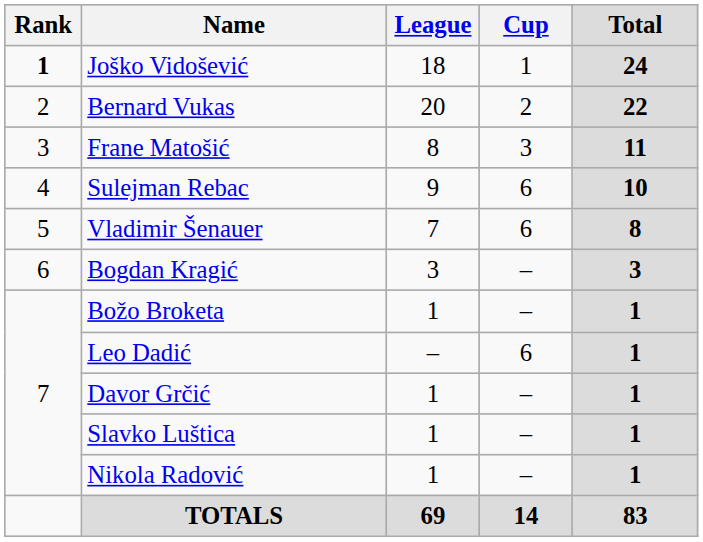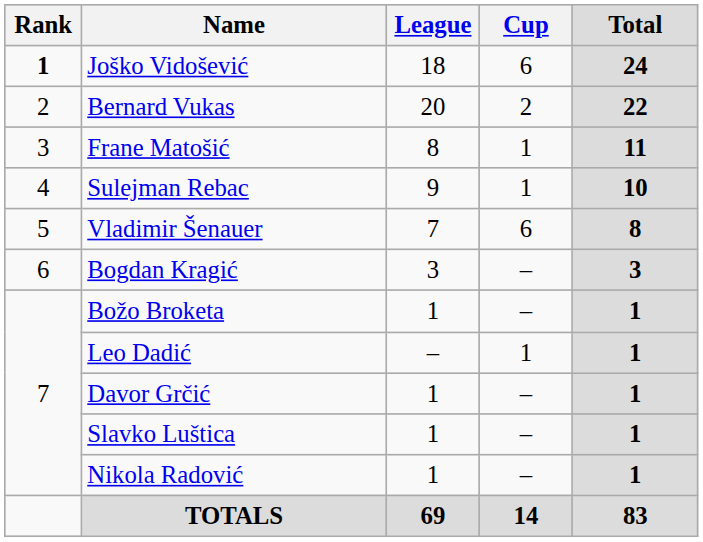(526, 65) 1 -> (526, 65) 6
(526, 147) 3 -> (526, 147) 1
(526, 188) 6 -> (526, 188) 1
(526, 351) 6 -> (526, 351) 1
